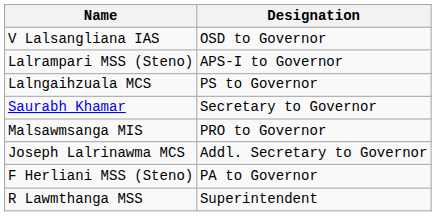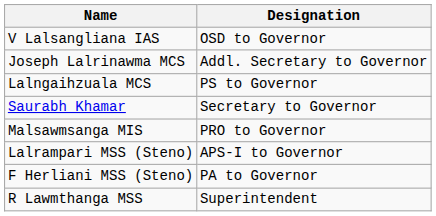rows swapped: (96, 153) <-> (101, 62)
